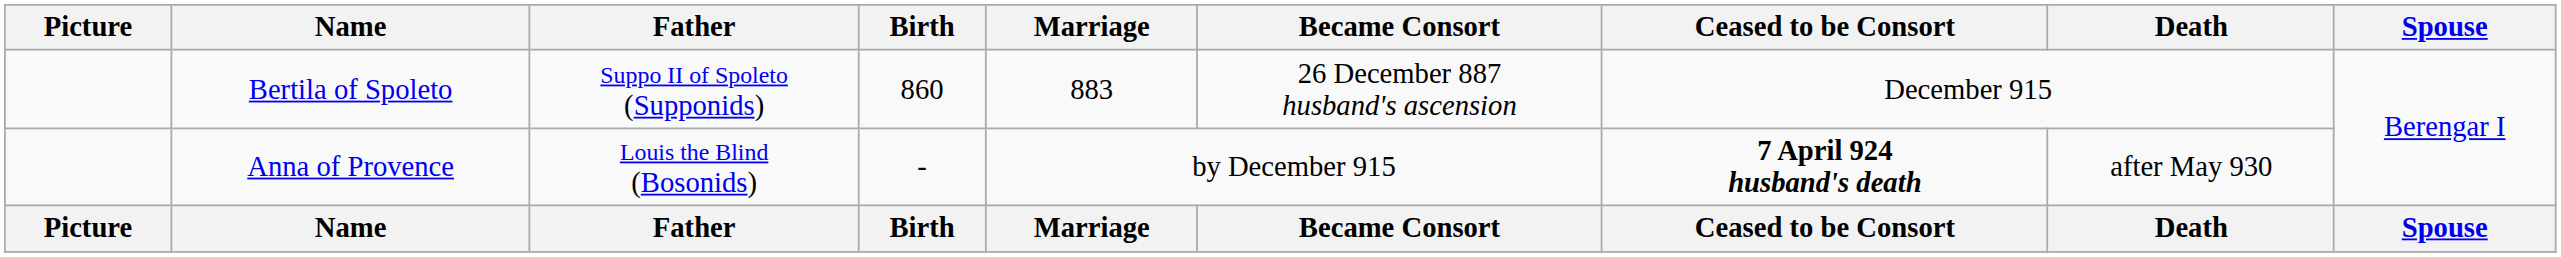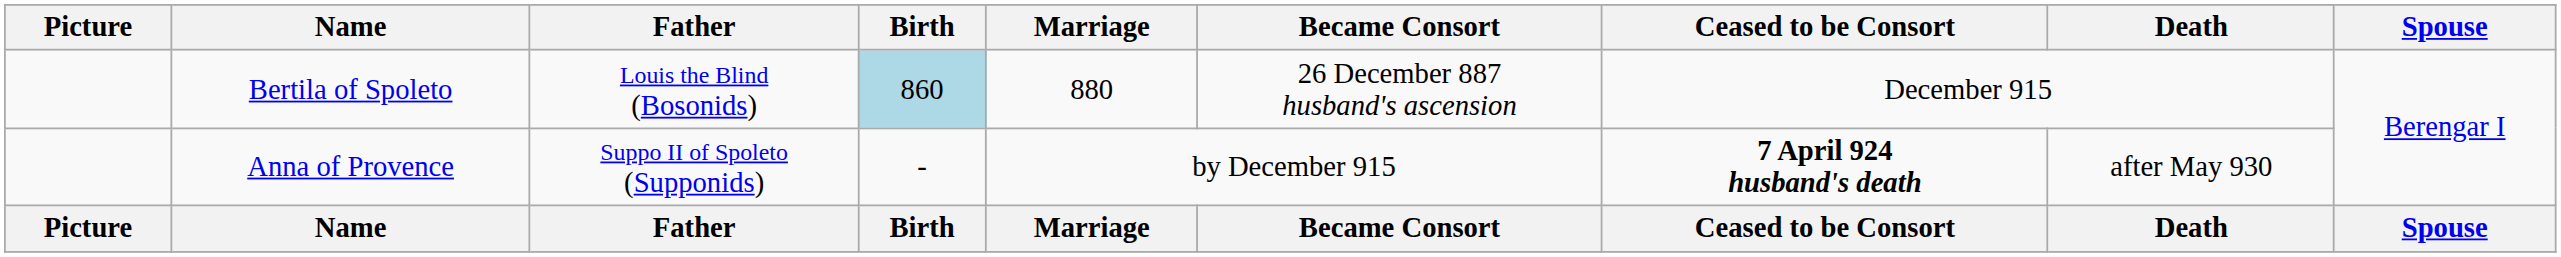(694, 90) Suppo II of Spoleto (Supponids) -> (694, 90) Louis the Blind (Bosonids)
(922, 88) no background -> (922, 88) lightblue background
(1092, 88) 883 -> (1092, 88) 880
(694, 168) Louis the Blind (Bosonids) -> (694, 168) Suppo II of Spoleto (Supponids)
